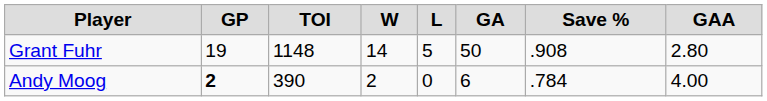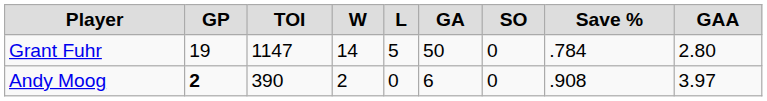+ column: (514, 19)
(294, 50) 1148 -> (272, 50) 1147
(548, 50) .908 -> (568, 50) .784
(548, 80) .784 -> (568, 80) .908
(689, 80) 4.00 -> (697, 80) 3.97
